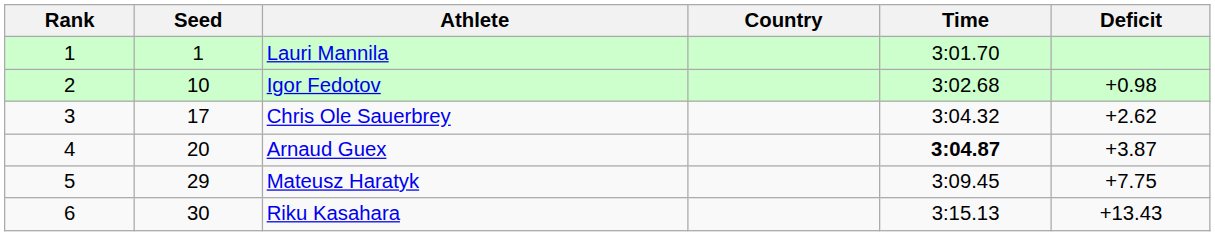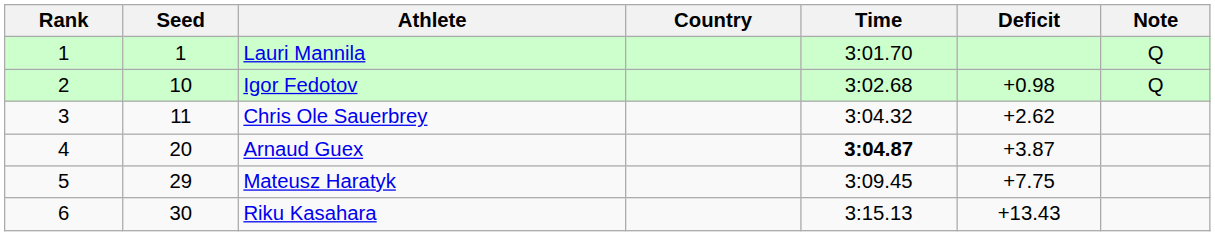+ column: (1156, 20)
(198, 117) 17 -> (181, 117) 11
